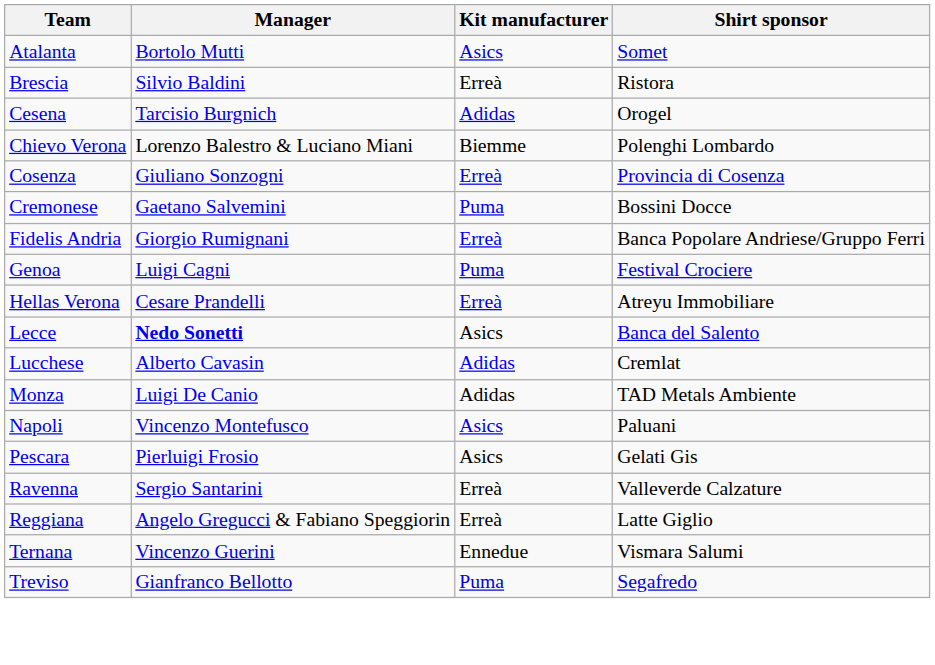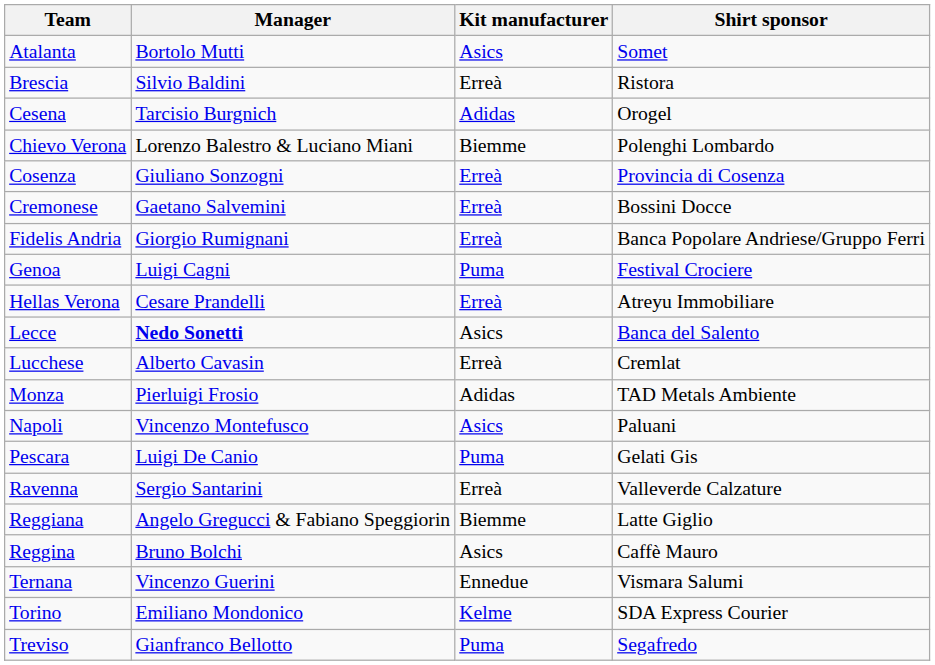(482, 207) Puma -> (481, 207) Erreà
(487, 363) Adidas -> (481, 363) Erreà
(197, 394) Luigi De Canio -> (197, 394) Pierluigi Frosio
(197, 457) Pierluigi Frosio -> (197, 457) Luigi De Canio
(481, 457) Asics -> (482, 457) Puma
(481, 519) Erreà -> (493, 519) Biemme
+ row: (42, 550)
+ row: (35, 613)
